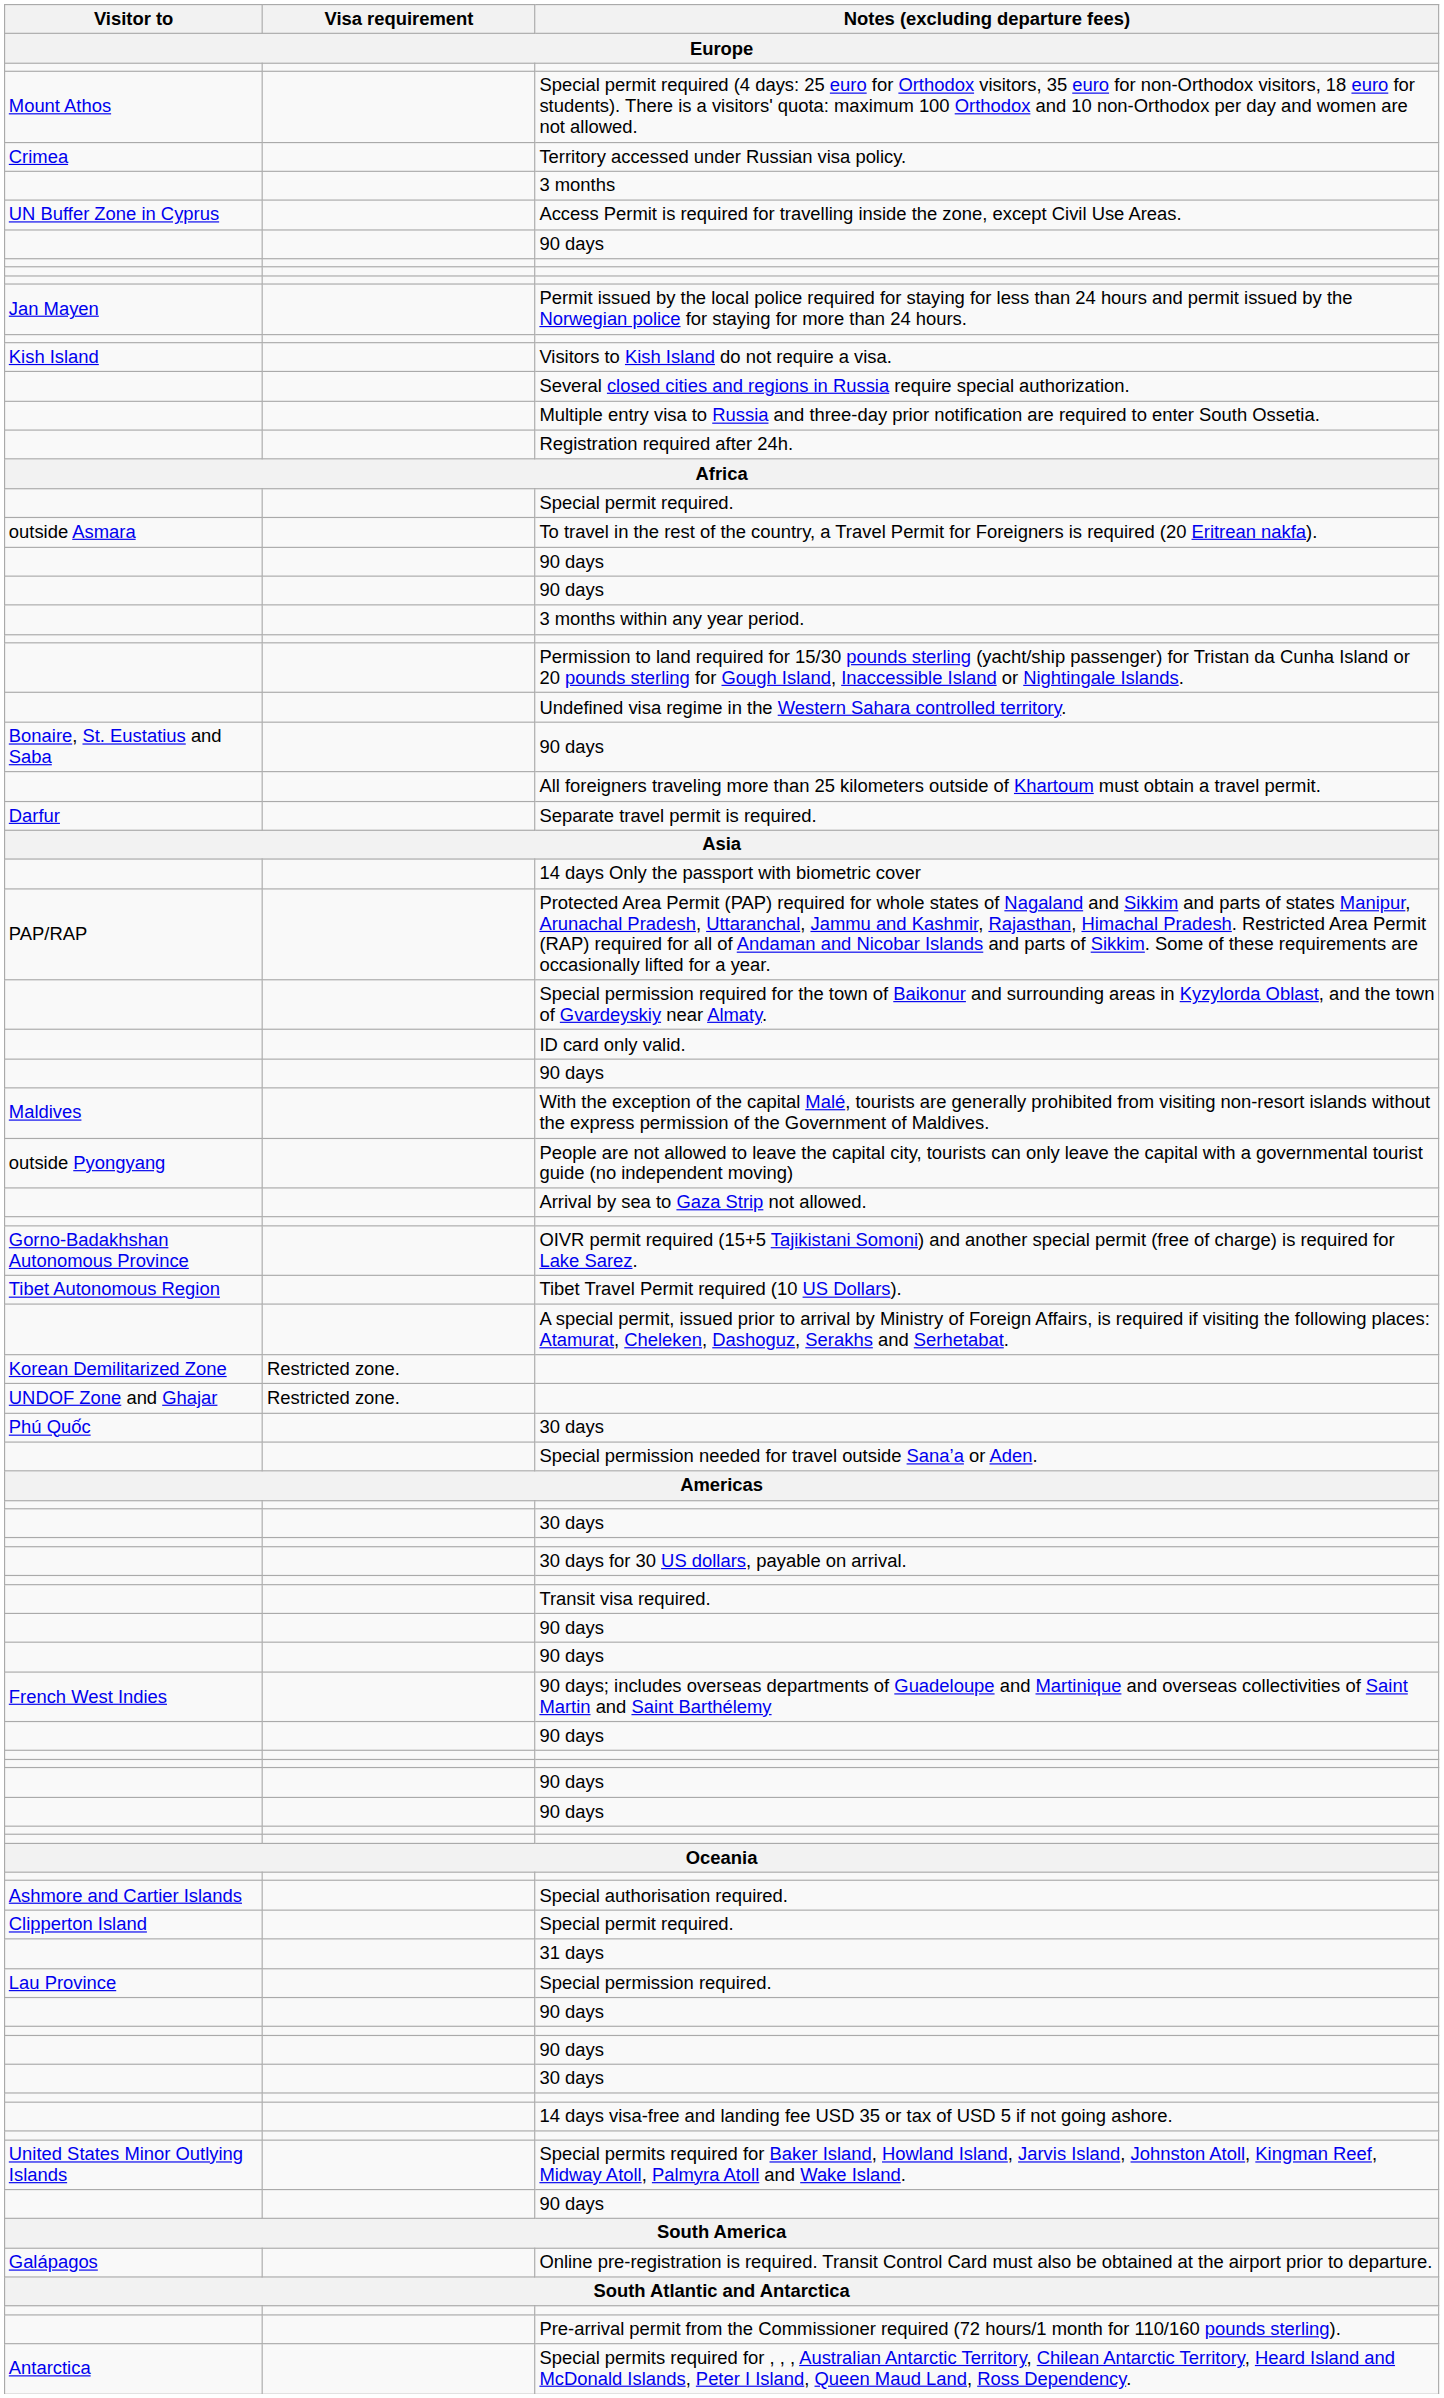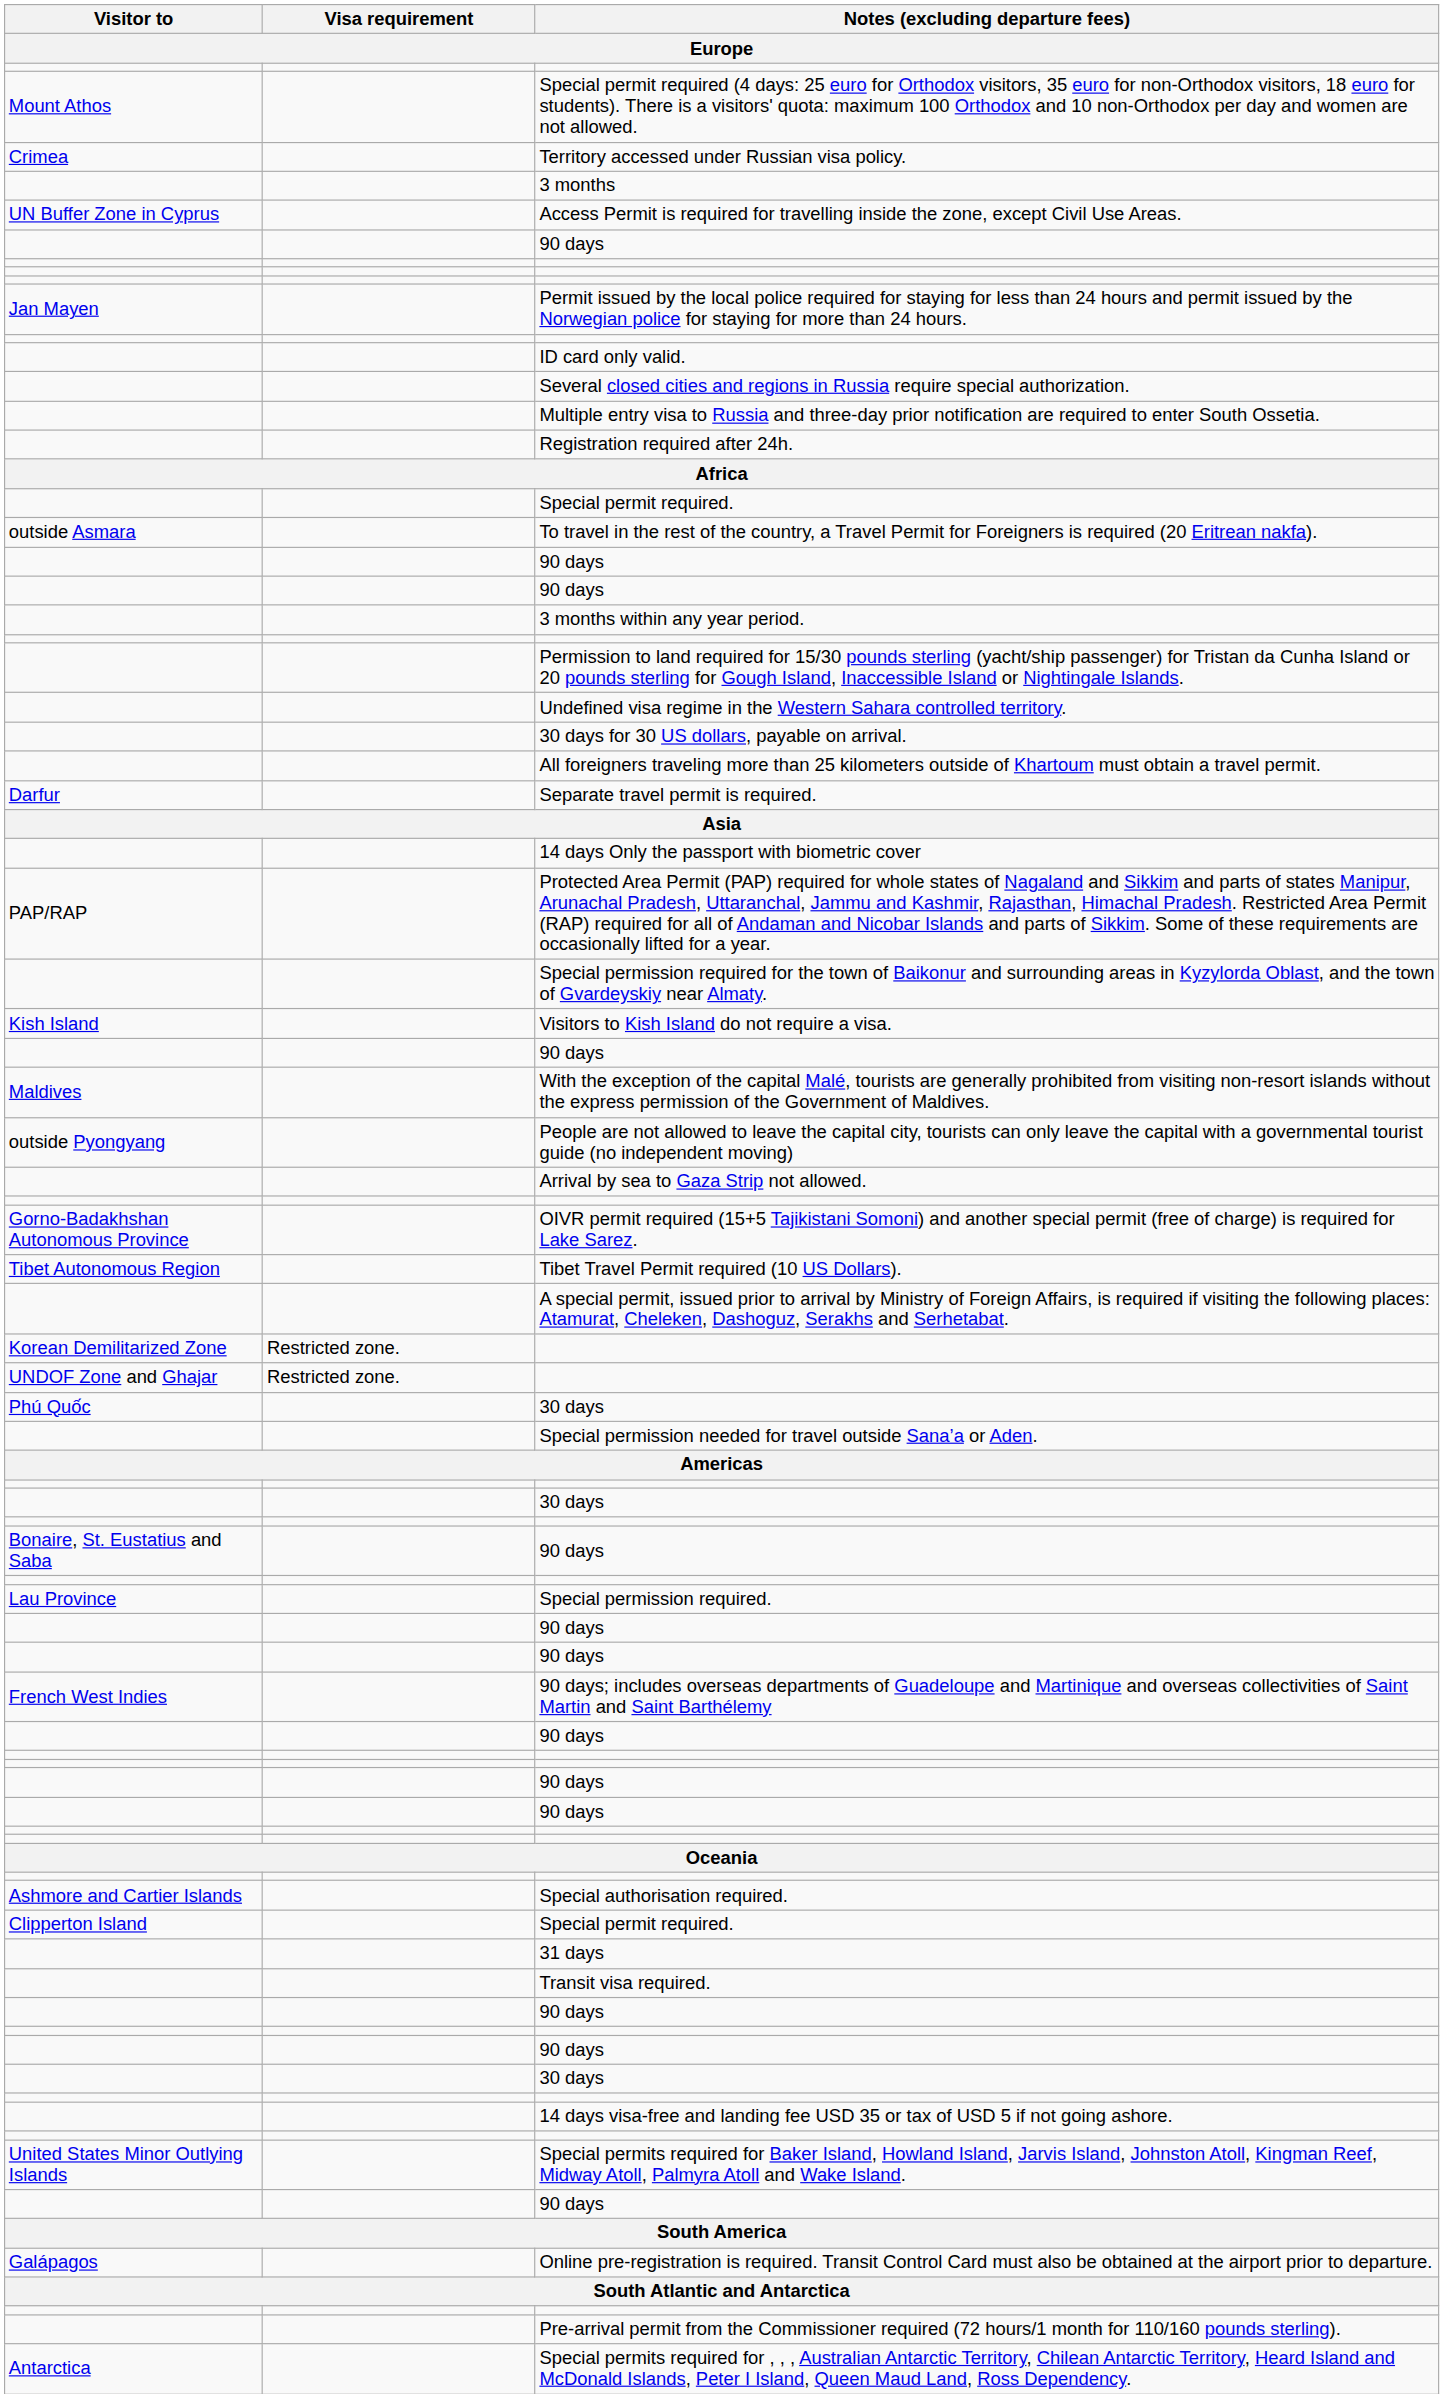rows swapped: (134, 1044) <-> (54, 357)
rows swapped: (134, 1561) <-> (115, 746)
rows swapped: (134, 1599) <-> (63, 1982)
